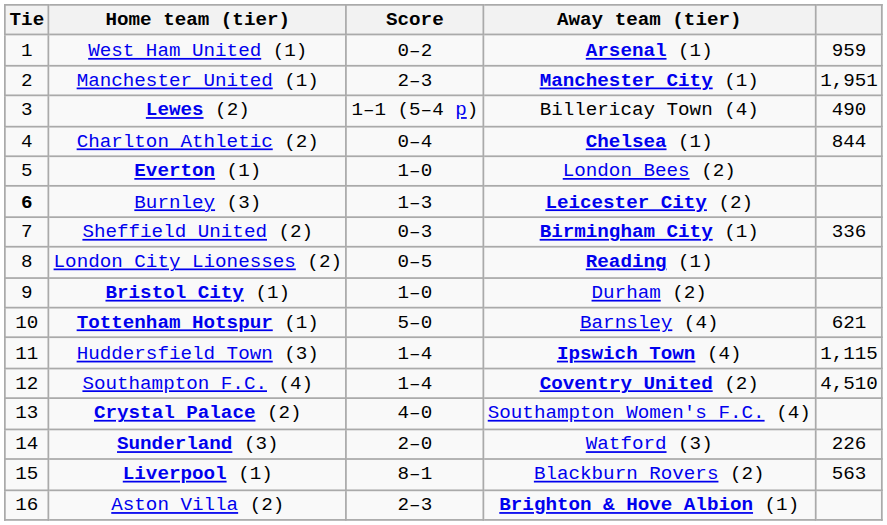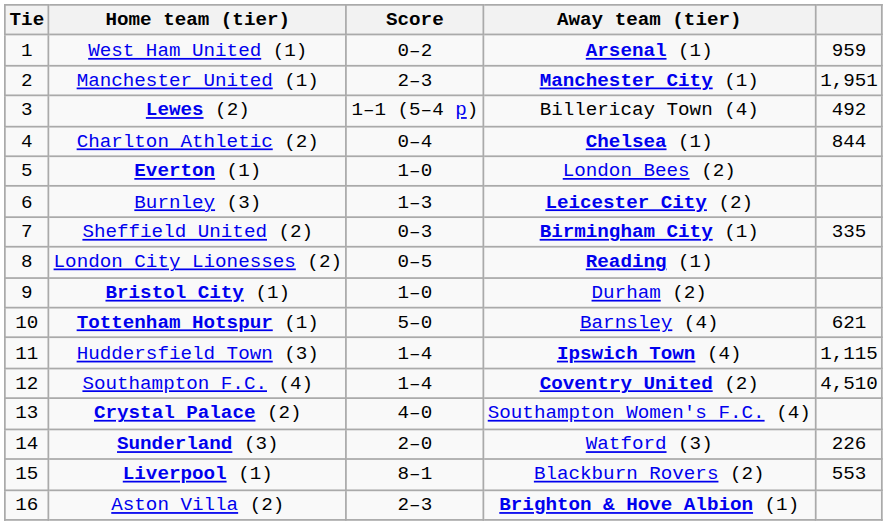(849, 111) 490 -> (849, 111) 492
(27, 202) bold -> (27, 202) normal
(849, 232) 336 -> (849, 232) 335
(849, 474) 563 -> (849, 474) 553
